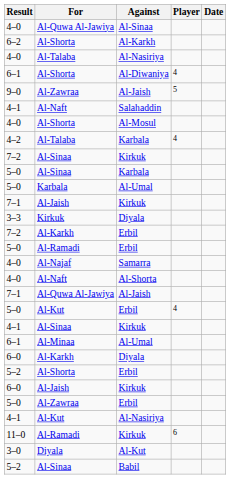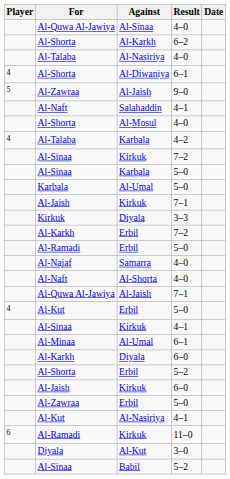columns swapped: (186, 12) <-> (20, 12)
